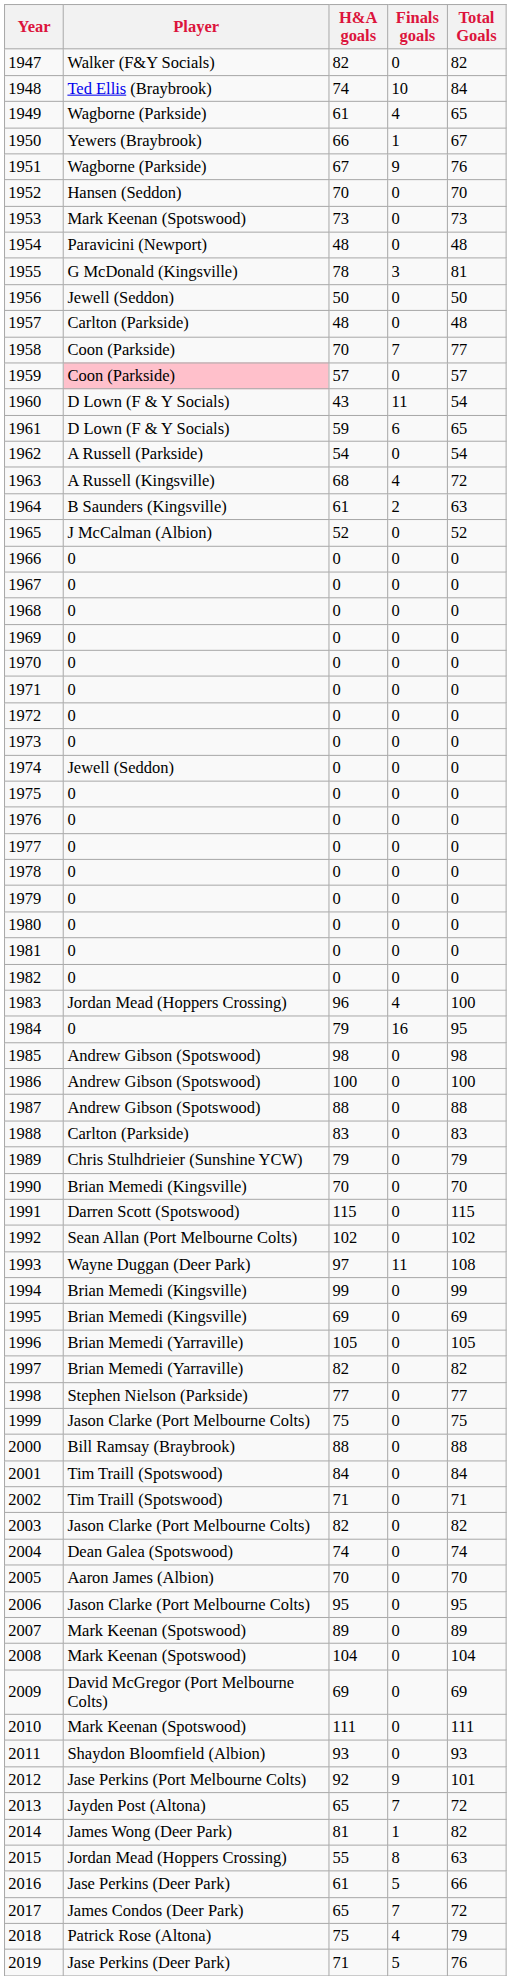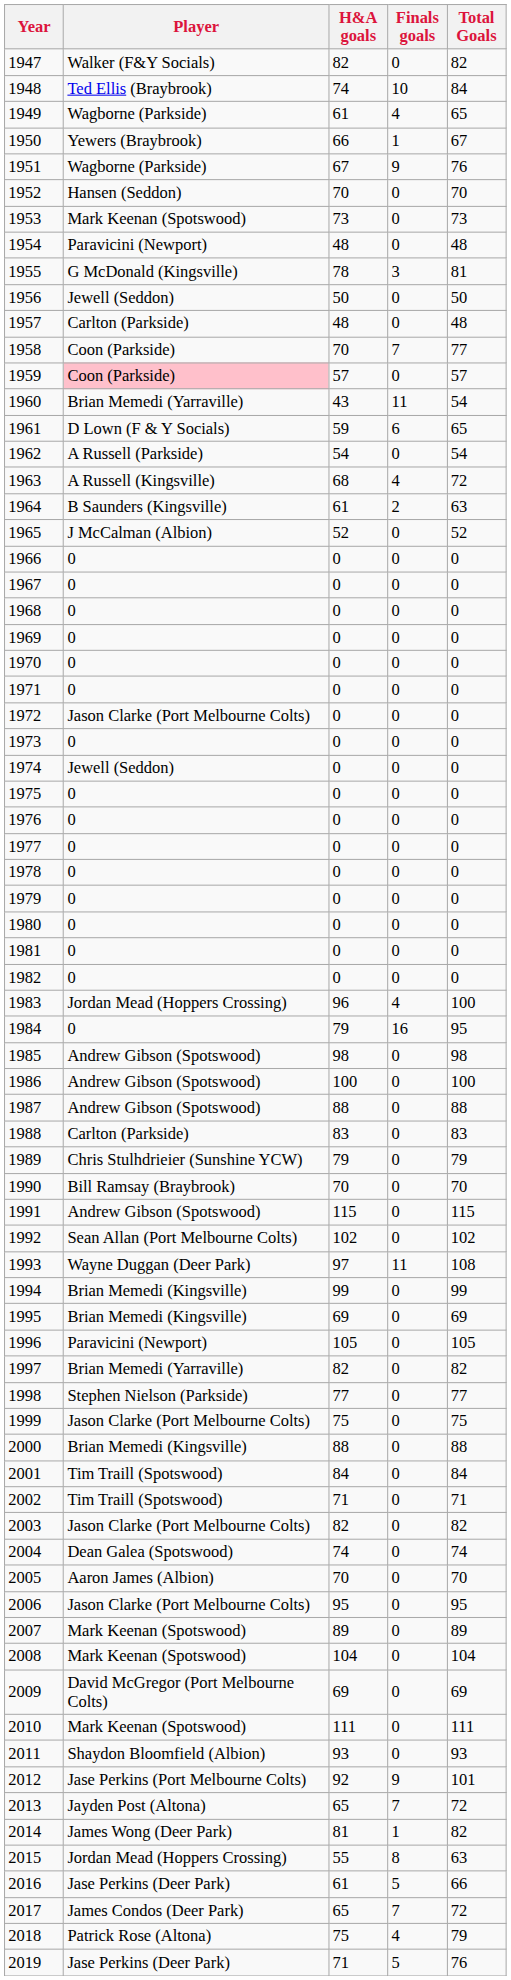(149, 402) D Lown (F & Y Socials) -> (155, 402) Brian Memedi (Yarraville)
(72, 715) 0 -> (189, 715) Jason Clarke (Port Melbourne Colts)
(157, 1186) Brian Memedi (Kingsville) -> (151, 1186) Bill Ramsay (Braybrook)
(153, 1212) Darren Scott (Spotswood) -> (164, 1212) Andrew Gibson (Spotswood)
(155, 1342) Brian Memedi (Yarraville) -> (137, 1342) Paravicini (Newport)
(151, 1447) Bill Ramsay (Braybrook) -> (157, 1447) Brian Memedi (Kingsville)
